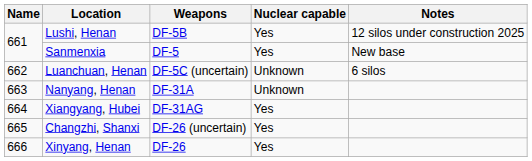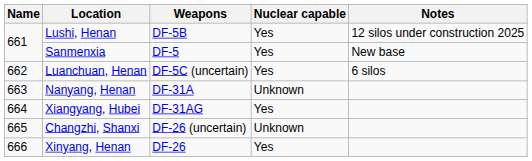(279, 71) Unknown -> (264, 71) Yes
(264, 128) Yes -> (279, 128) Unknown
